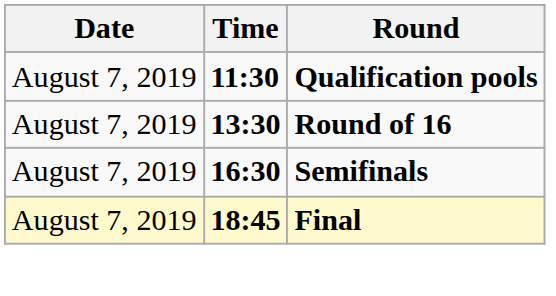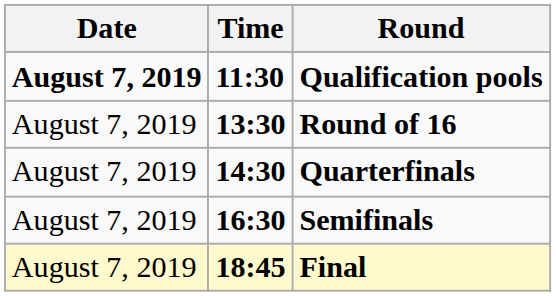(104, 76) normal -> (107, 76) bold
+ row: (387, 171)
